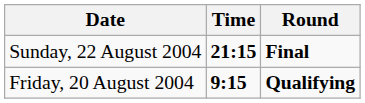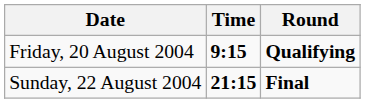rows swapped: (101, 82) <-> (105, 51)
